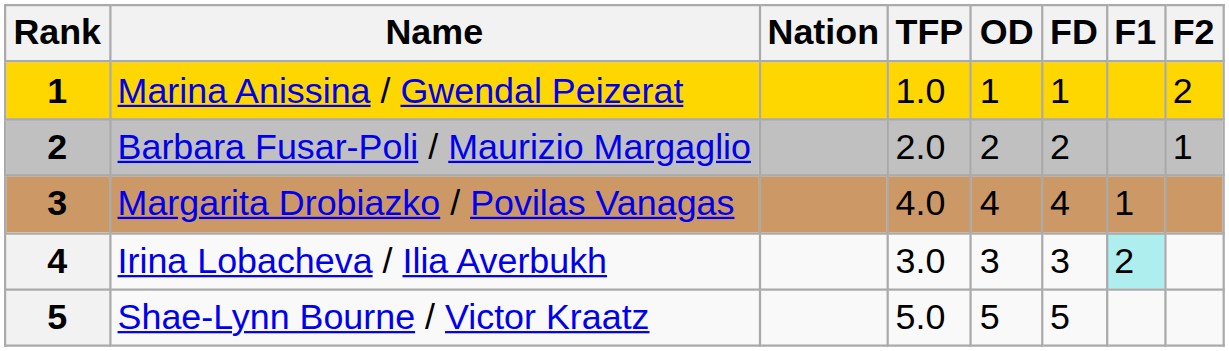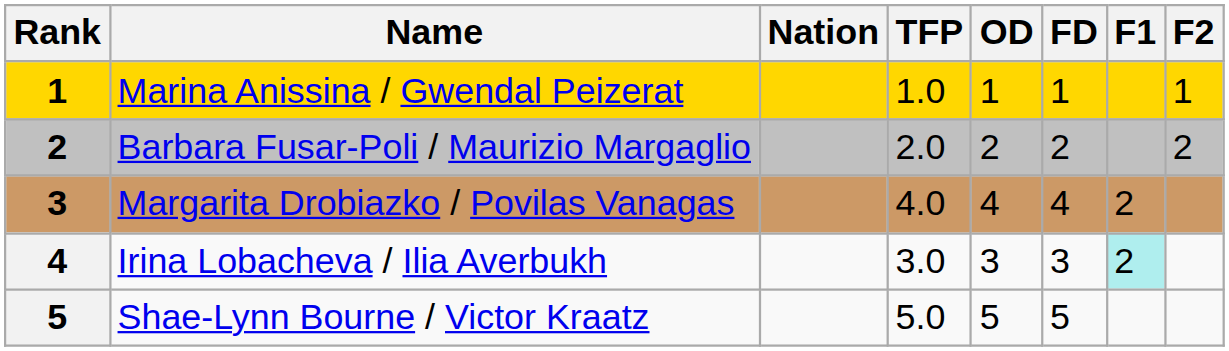(1183, 89) 2 -> (1183, 89) 1
(1183, 146) 1 -> (1183, 146) 2
(1124, 203) 1 -> (1124, 203) 2
